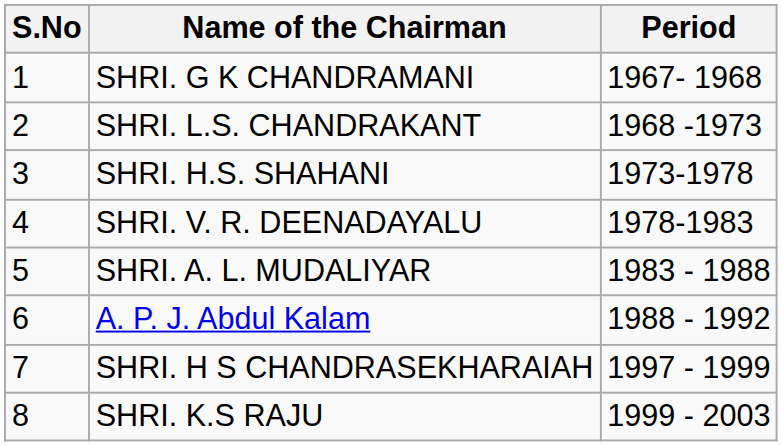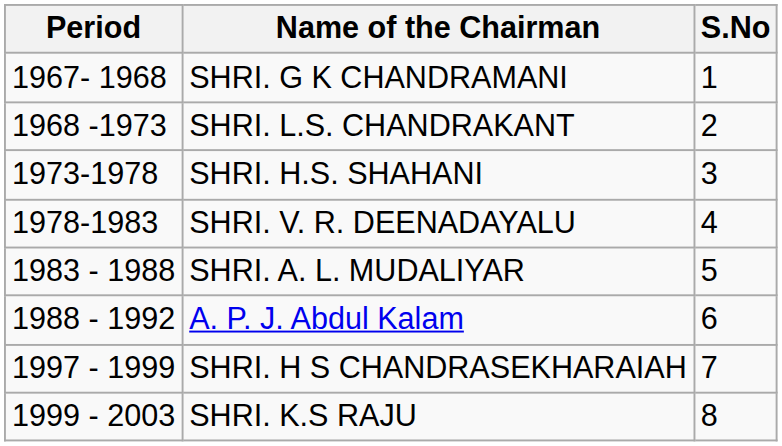columns swapped: (47, 28) <-> (689, 28)
